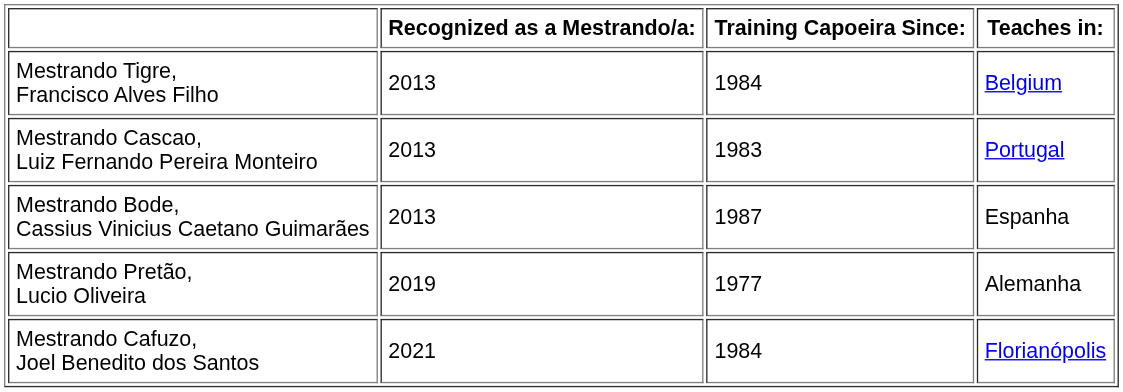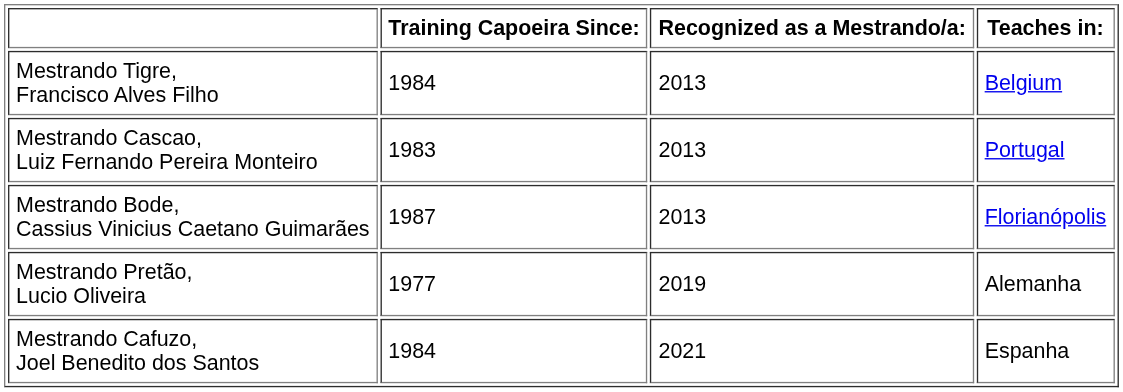columns swapped: (840, 27) <-> (542, 27)
(1027, 216) Espanha -> (1045, 216) Florianópolis
(1045, 350) Florianópolis -> (1027, 350) Espanha
